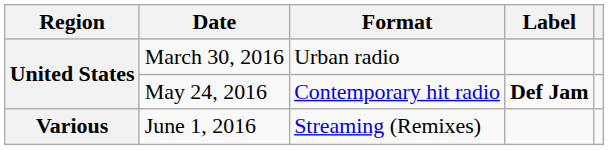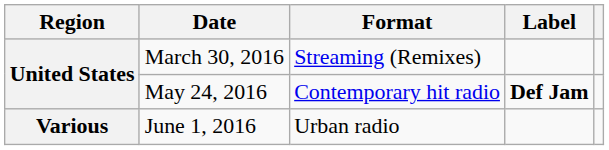(347, 56) Urban radio -> (388, 56) Streaming (Remixes)
(388, 126) Streaming (Remixes) -> (347, 126) Urban radio
